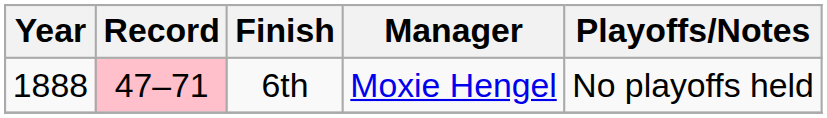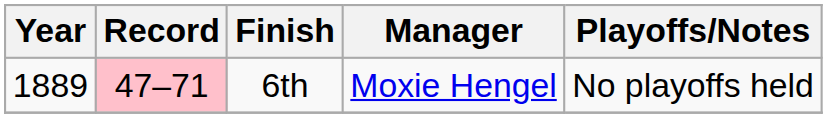(50, 84) 1888 -> (50, 84) 1889
